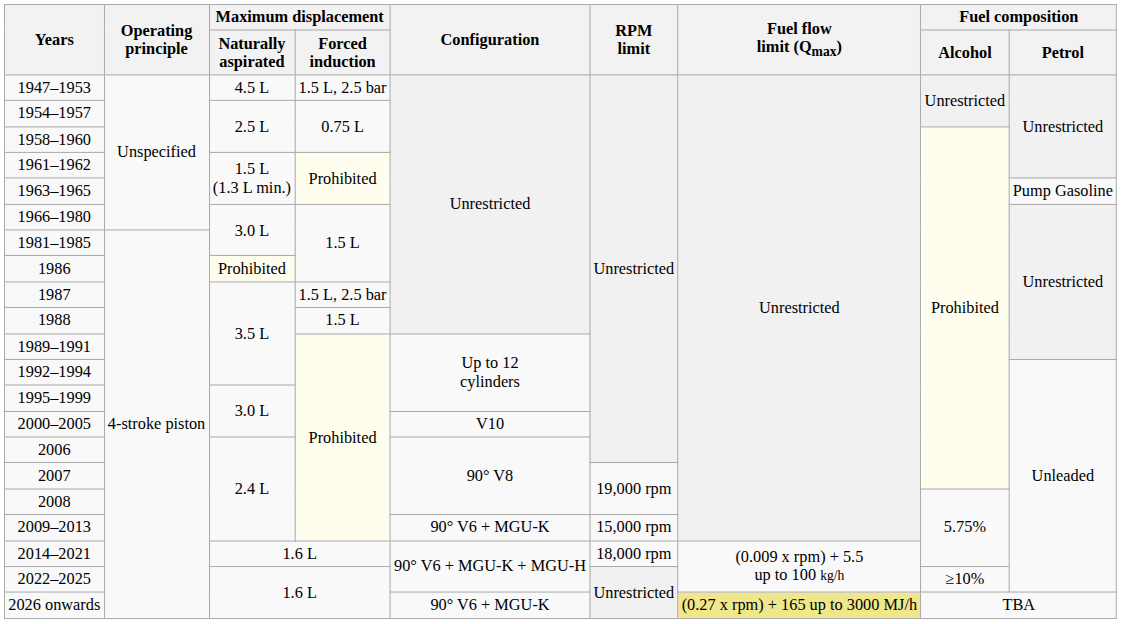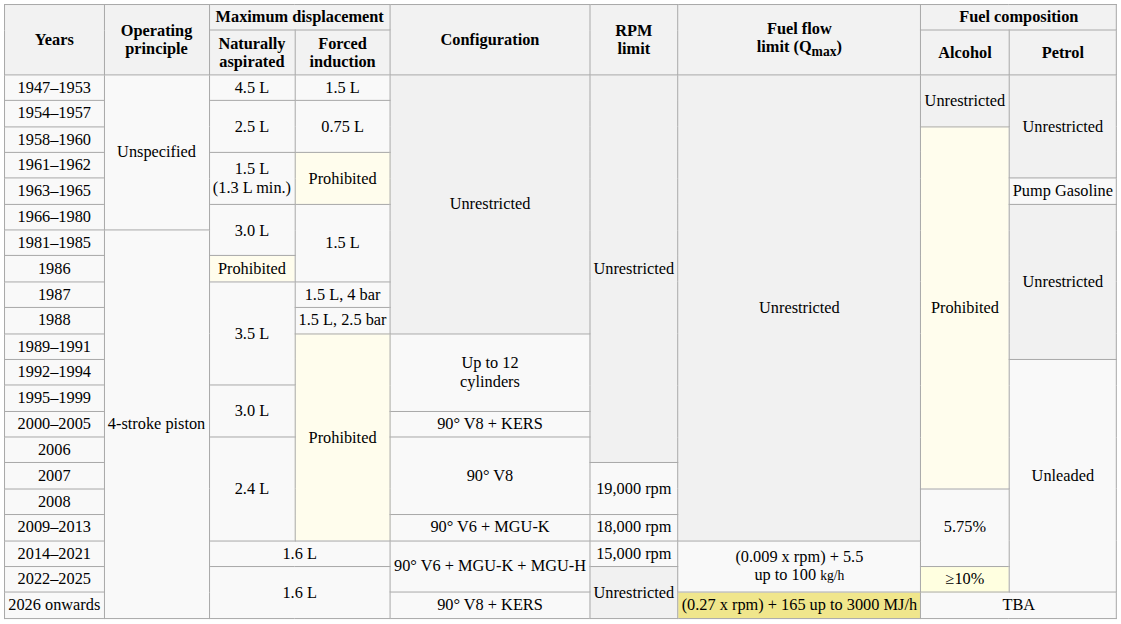(343, 87) 1.5 L, 2.5 bar -> (343, 87) 1.5 L
(343, 294) 1.5 L, 2.5 bar -> (343, 294) 1.5 L, 4 bar
(343, 320) 1.5 L -> (343, 320) 1.5 L, 2.5 bar
(490, 424) V10 -> (490, 424) 90° V8 + KERS
(634, 527) 15,000 rpm -> (634, 527) 18,000 rpm
(634, 553) 18,000 rpm -> (634, 553) 15,000 rpm
(965, 579) no background -> (965, 579) lightyellow background
(490, 605) 90° V6 + MGU-K -> (490, 605) 90° V8 + KERS
